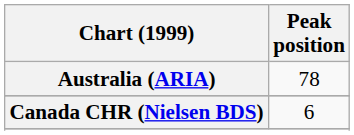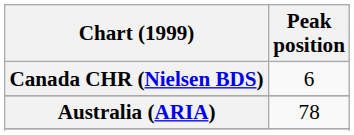rows swapped: (137, 78) <-> (137, 111)
